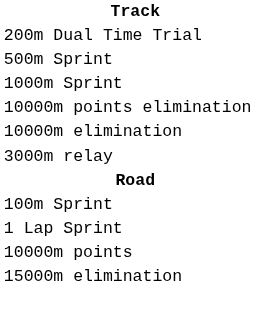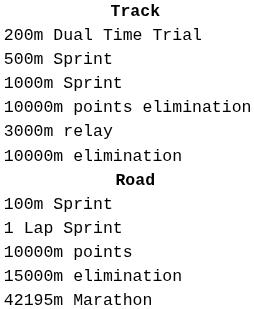rows swapped: (93, 132) <-> (58, 156)
+ row: (78, 301)
